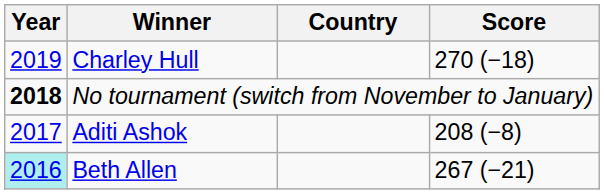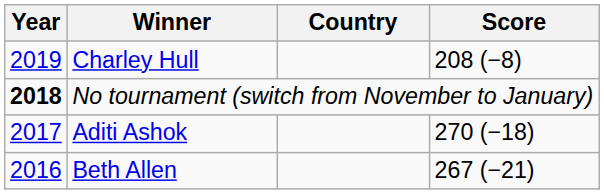(485, 59) 270 (−18) -> (478, 59) 208 (−8)
(478, 133) 208 (−8) -> (485, 133) 270 (−18)
(36, 170) paleturquoise background -> (36, 170) no background
